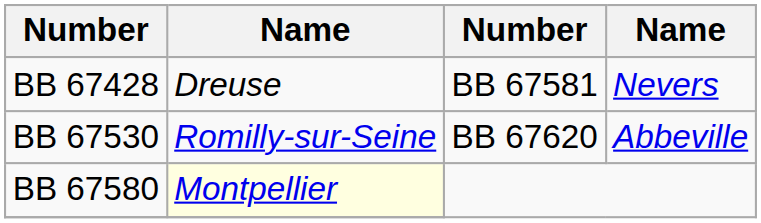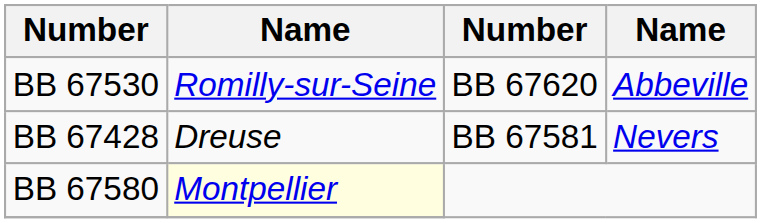rows swapped: (86, 83) <-> (86, 136)
